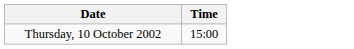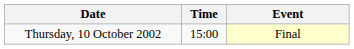+ column: (288, 14)
